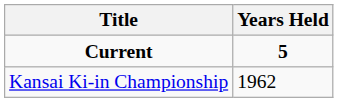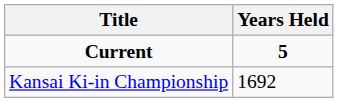(257, 81) 1962 -> (257, 81) 1692
